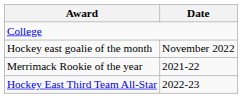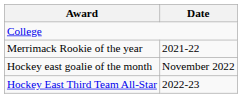rows swapped: (75, 66) <-> (80, 48)
